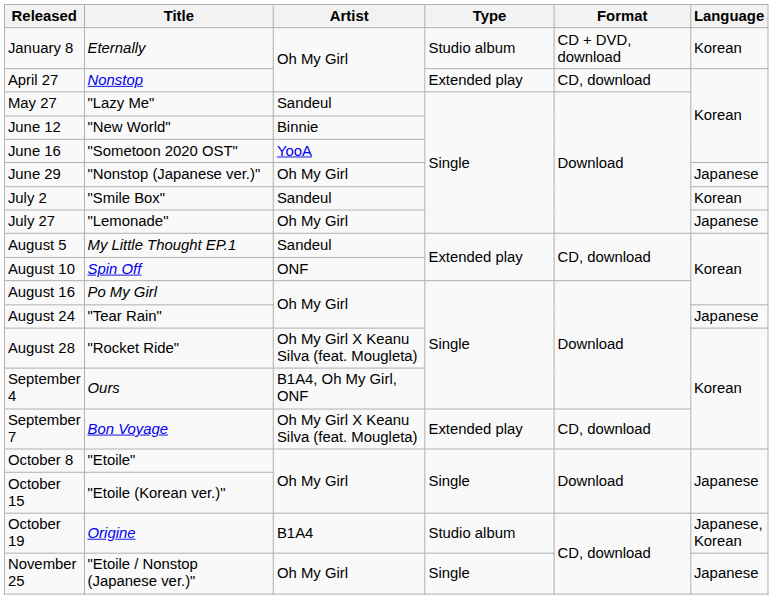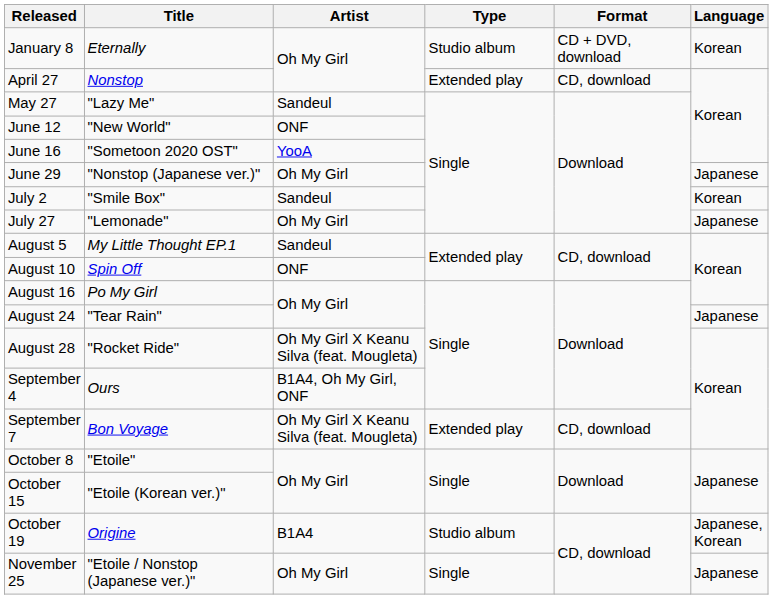(298, 127) Binnie -> (293, 127) ONF
